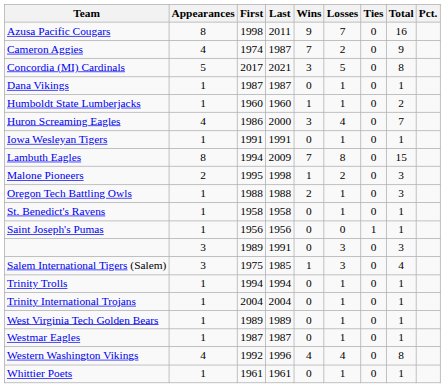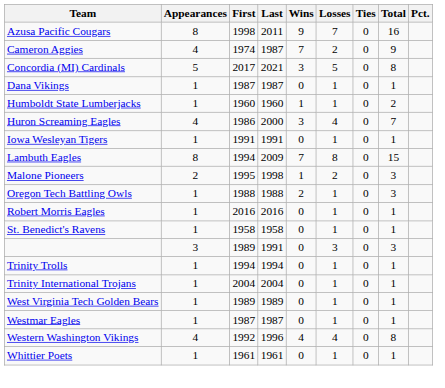+ row: (56, 211)
- row: (55, 229)
- row: (87, 265)
